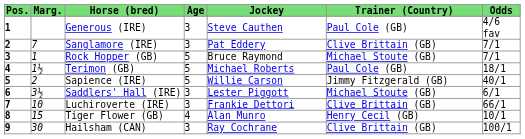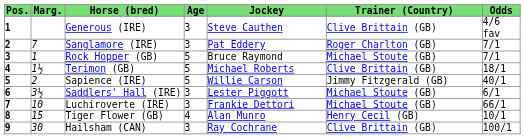(367, 28) Paul Cole (GB) -> (382, 28) Clive Brittain (GB)
(382, 45) Clive Brittain (GB) -> (382, 45) Roger Charlton (GB)
(367, 69) Paul Cole (GB) -> (382, 69) Clive Brittain (GB)
(382, 104) Clive Brittain (GB) -> (382, 104) Michael Stoute (GB)
